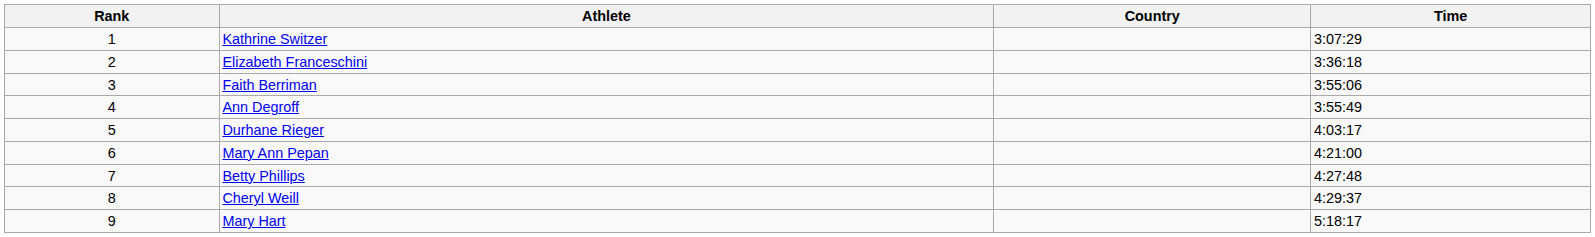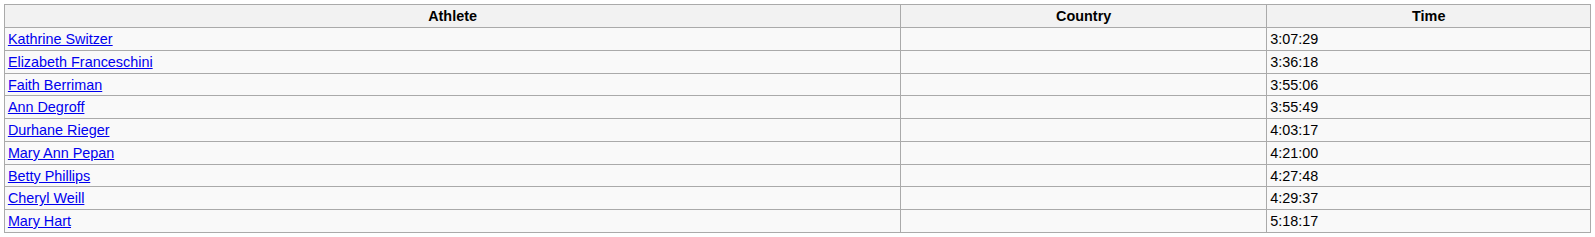- column: (112, 16)
